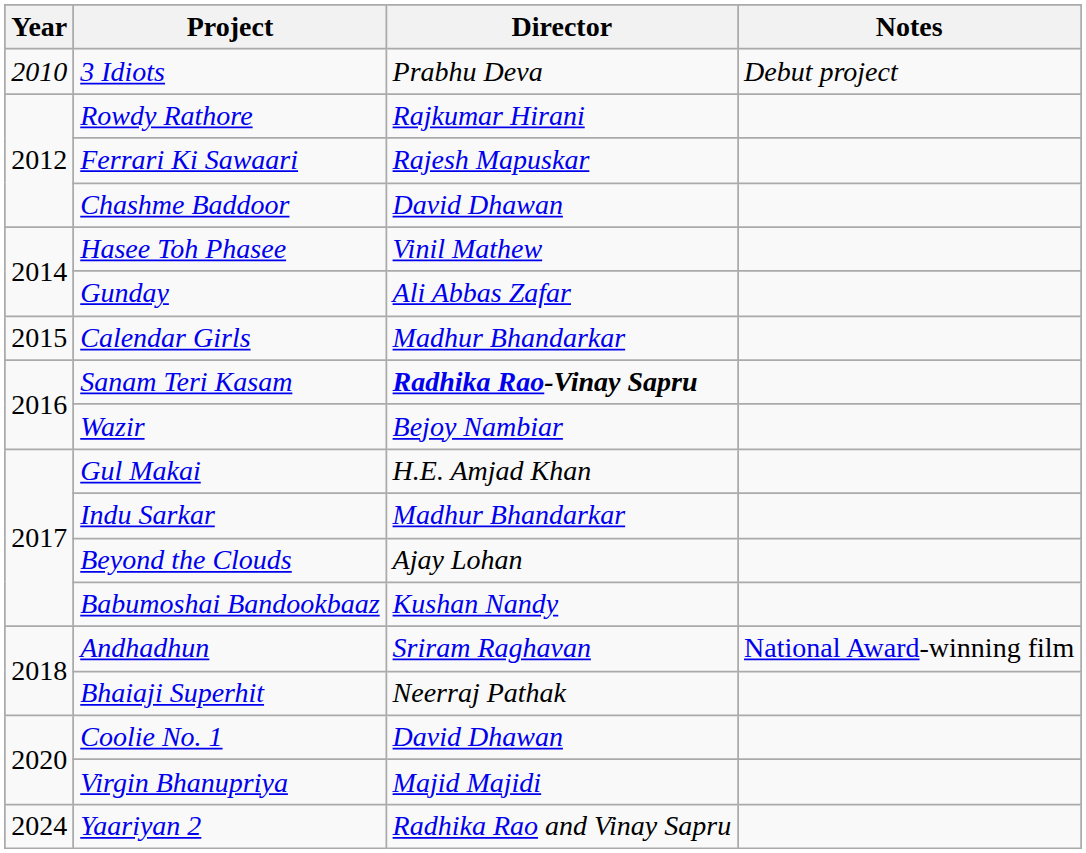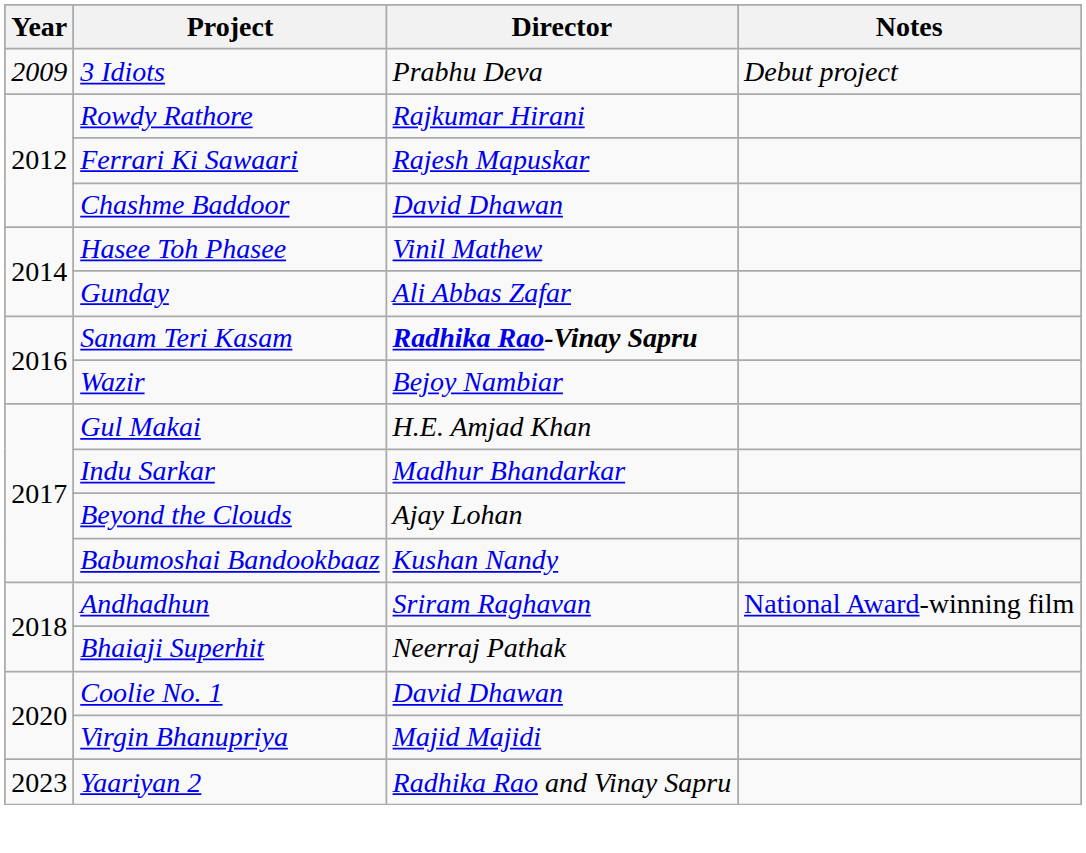(39, 71) 2010 -> (39, 71) 2009
- row: (165, 337)
(39, 826) 2024 -> (39, 781) 2023
